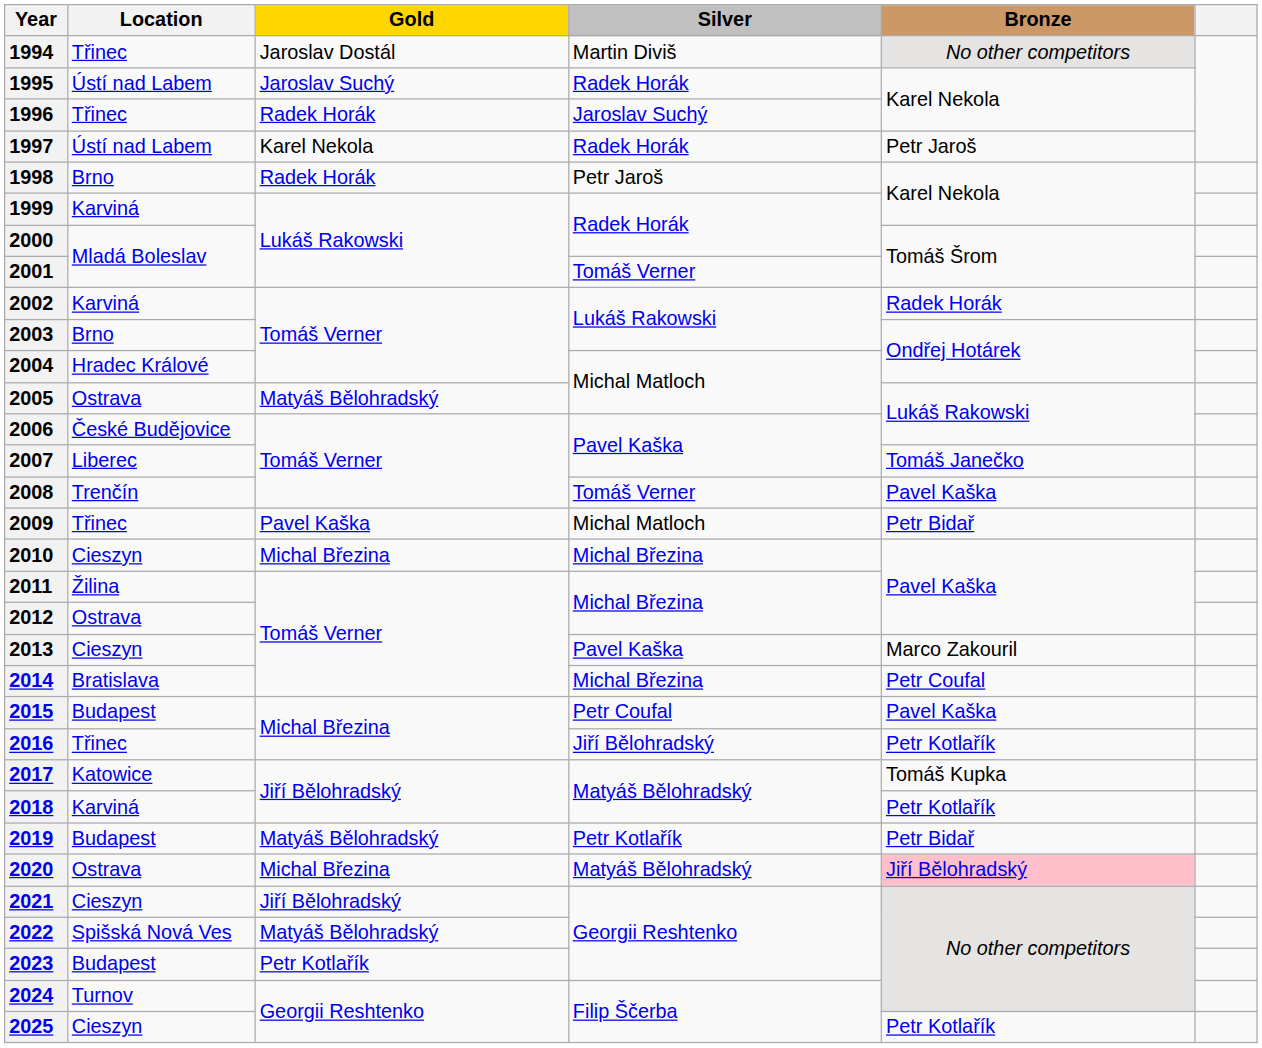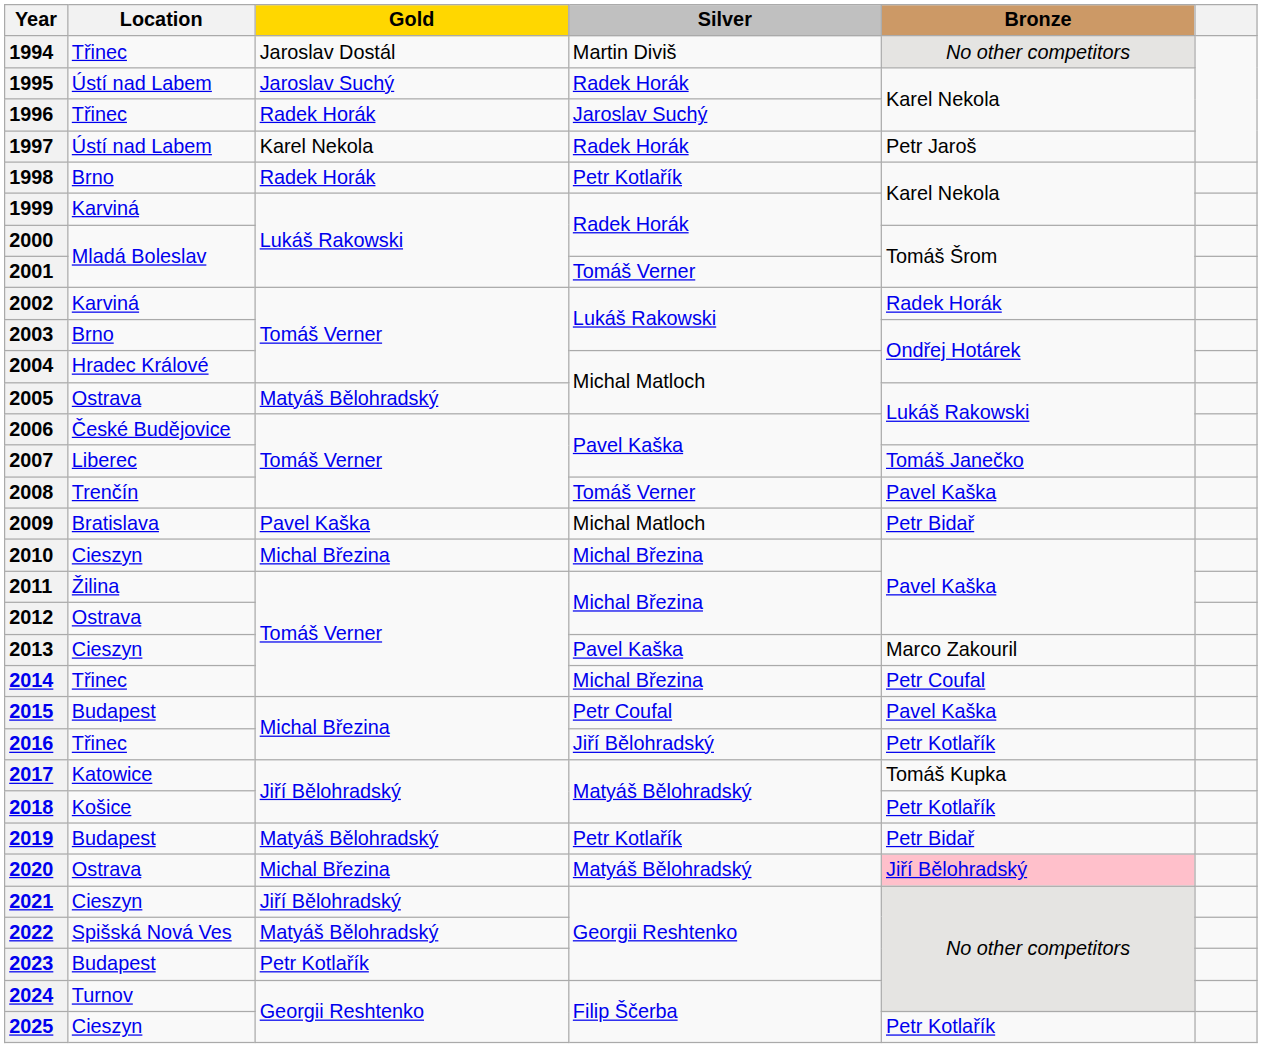(618, 177) Petr Jaroš -> (627, 177) Petr Kotlařík
(99, 523) Třinec -> (115, 523) Bratislava
(115, 680) Bratislava -> (99, 680) Třinec
(105, 806) Karviná -> (102, 806) Košice
